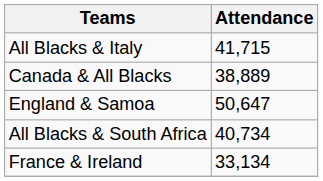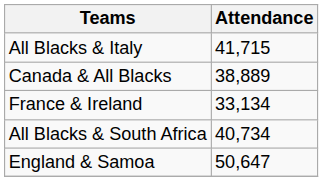rows swapped: (82, 104) <-> (76, 162)
